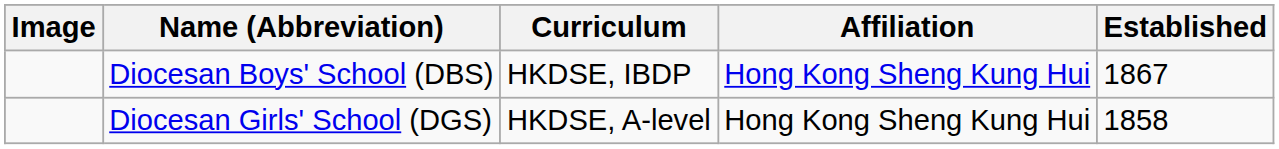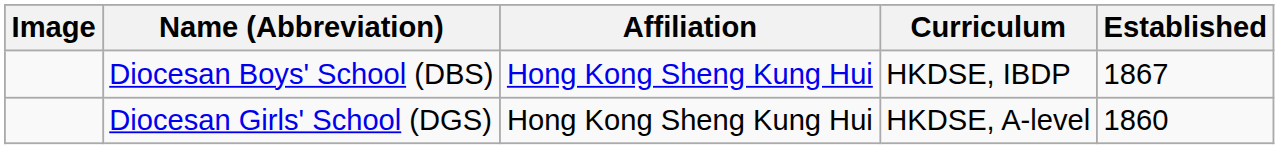columns swapped: (609, 27) <-> (907, 27)
(1136, 119) 1858 -> (1136, 119) 1860
